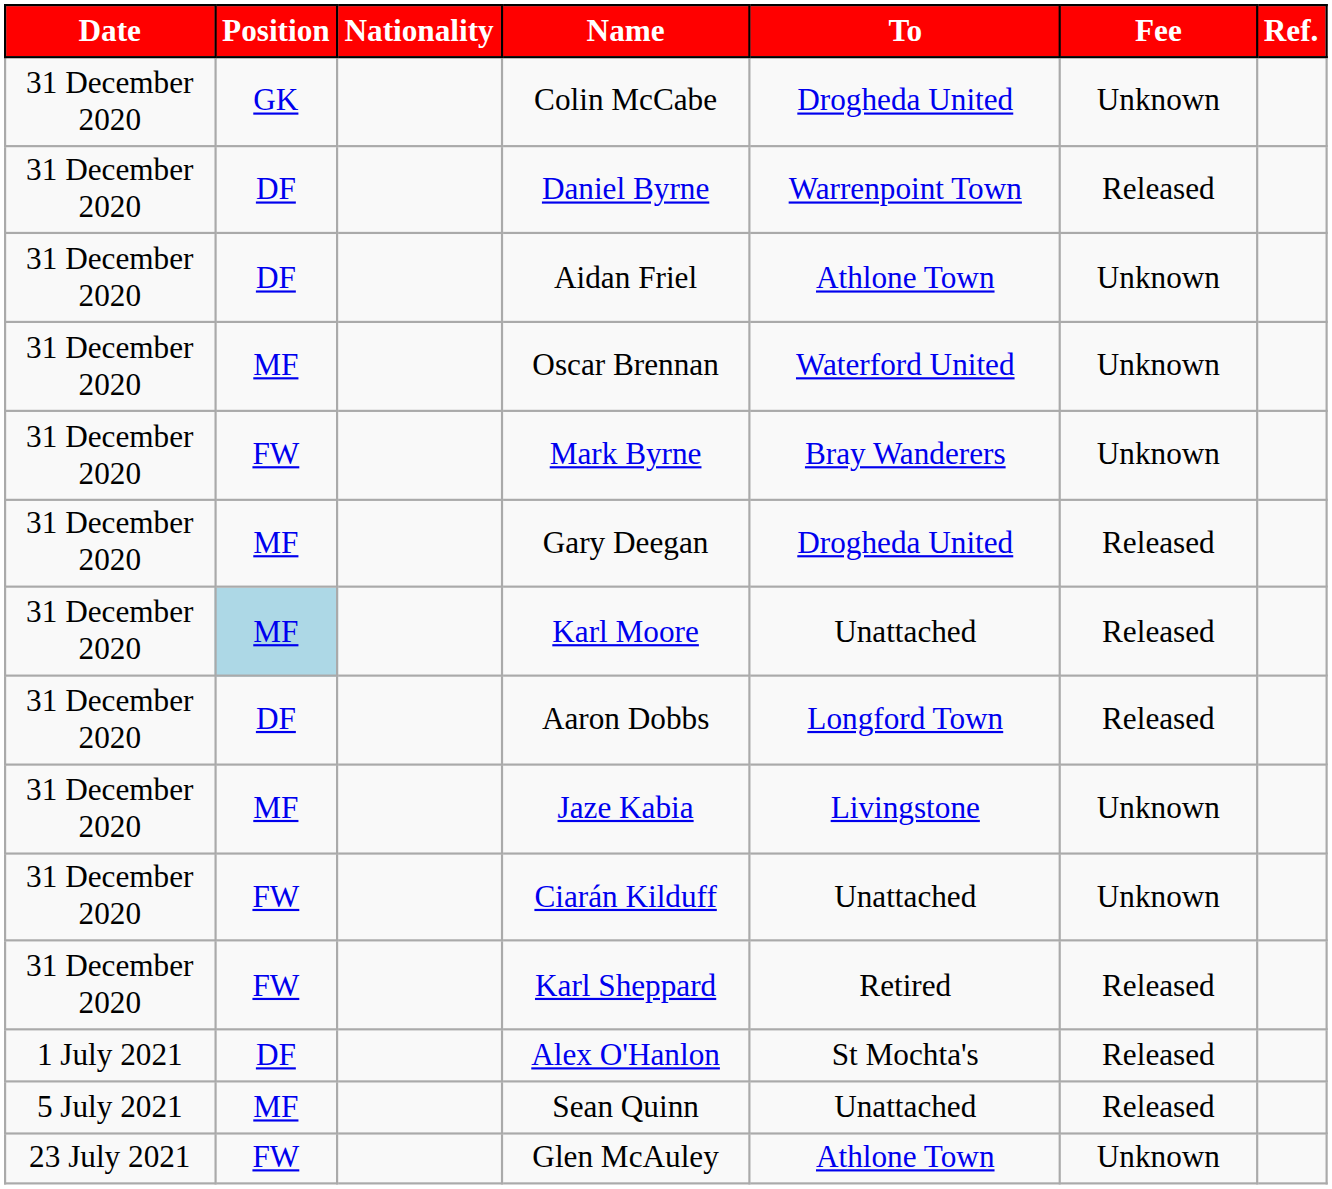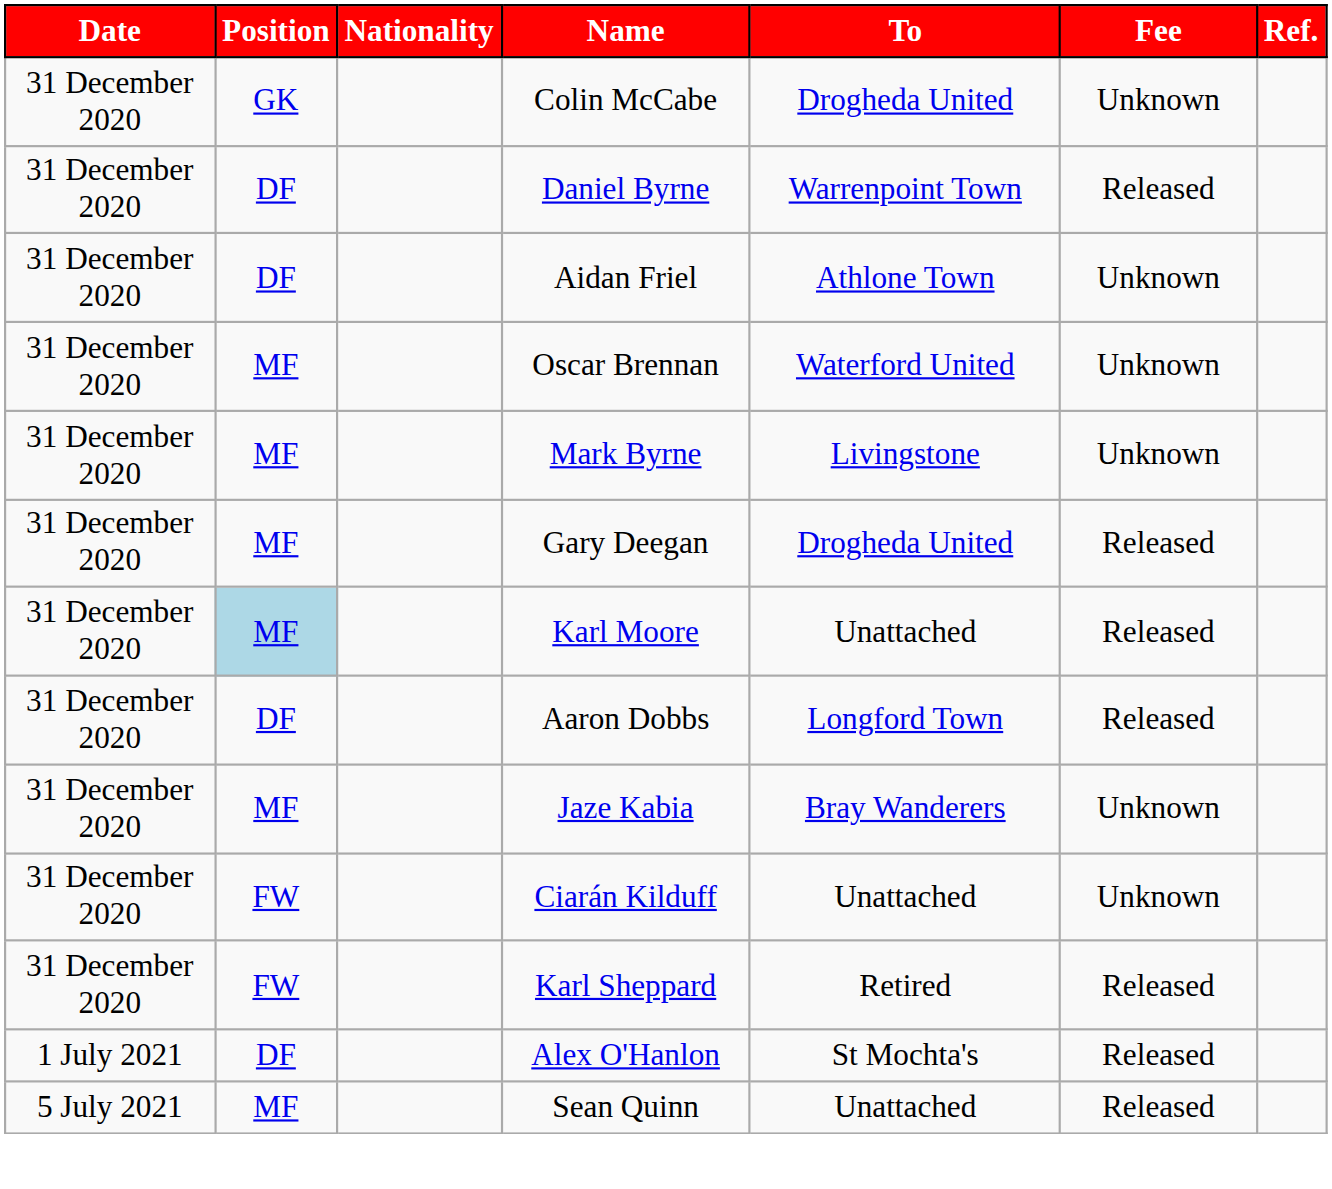(276, 454) FW -> (276, 454) MF
(905, 454) Bray Wanderers -> (905, 454) Livingstone
(905, 808) Livingstone -> (905, 808) Bray Wanderers
- row: (626, 1157)
